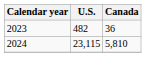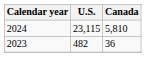rows swapped: (17, 28) <-> (17, 44)
